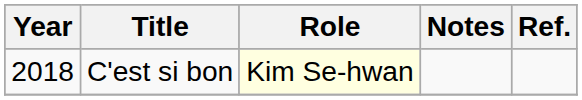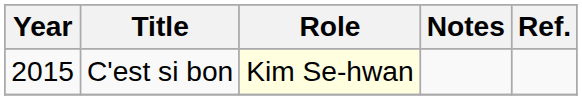(43, 71) 2018 -> (43, 71) 2015
